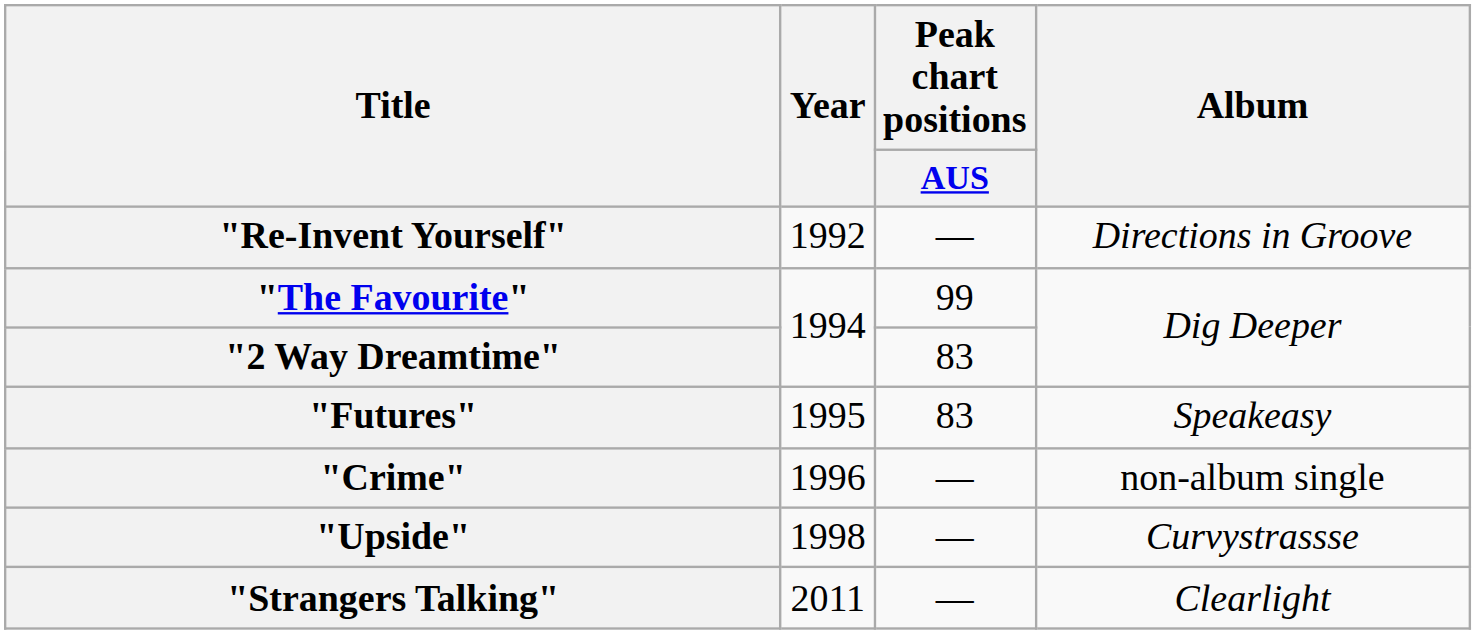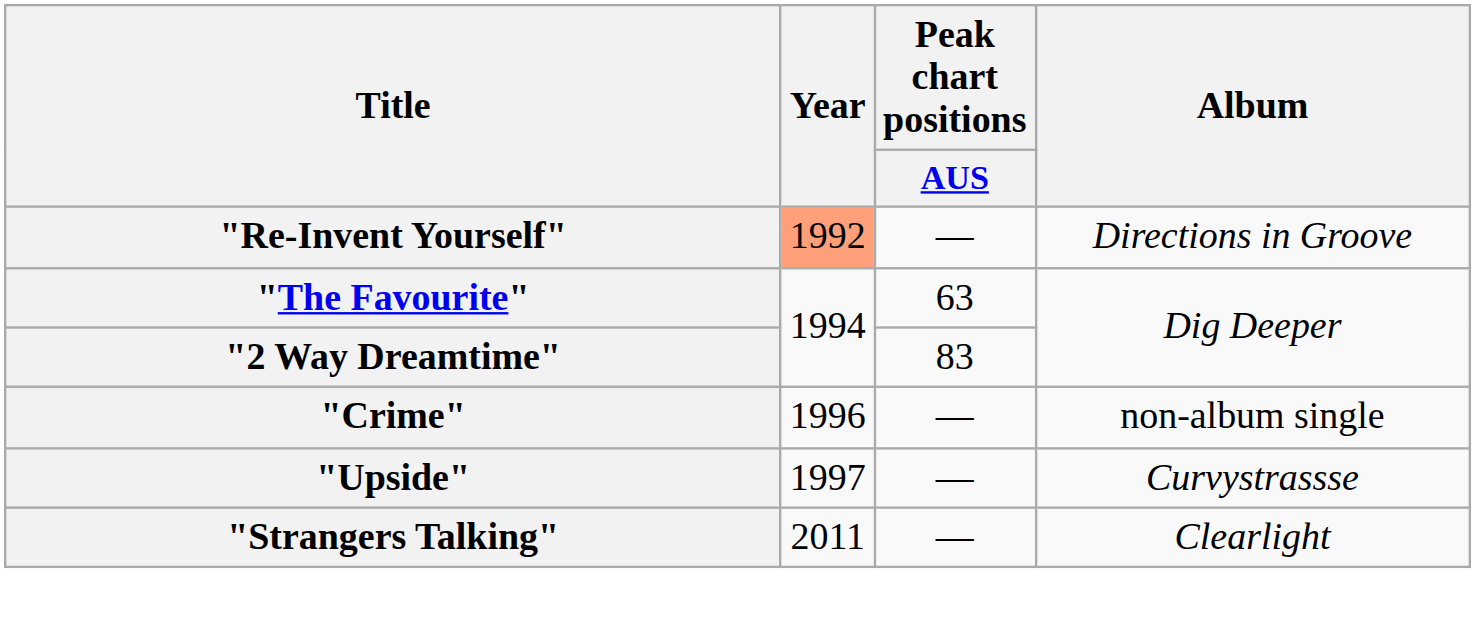(828, 236) no background -> (828, 236) lightsalmon background
(955, 296) 99 -> (955, 296) 63
- row: (393, 416)
(828, 537) 1998 -> (828, 476) 1997
